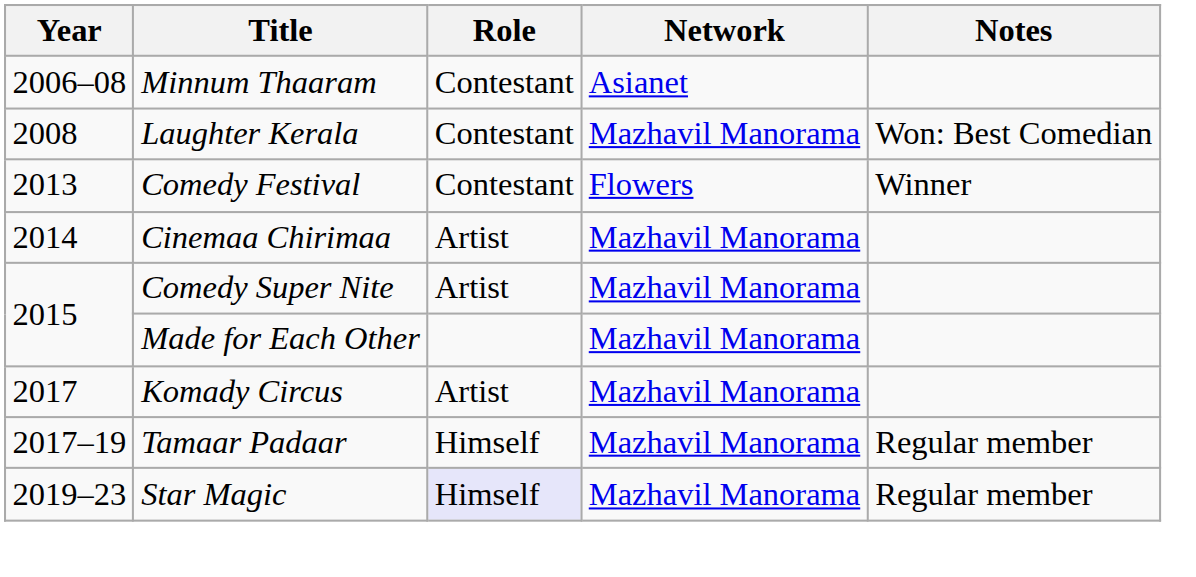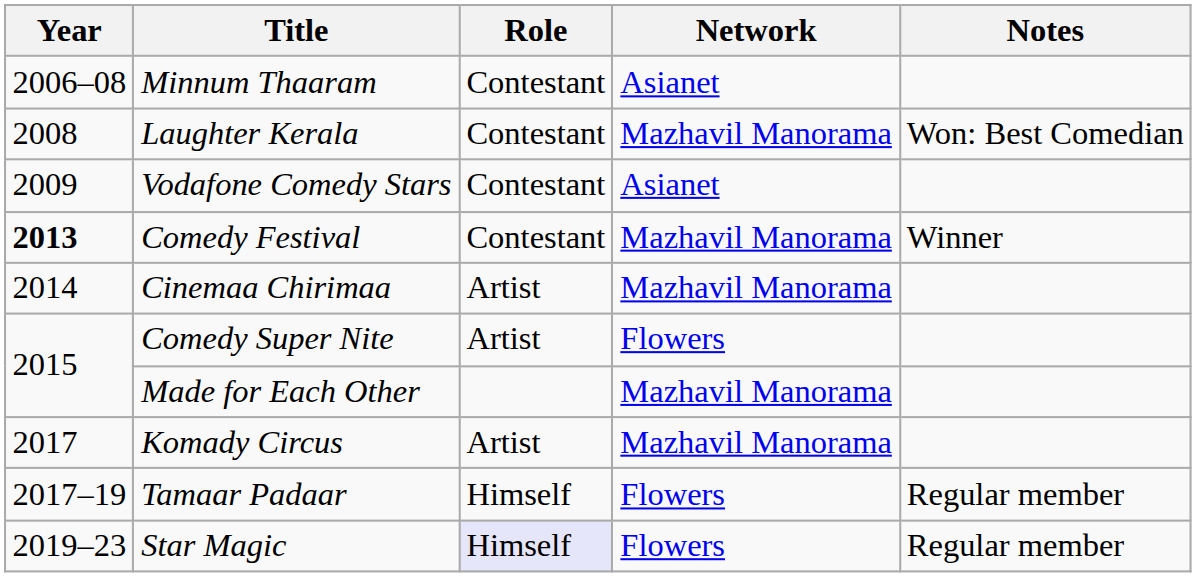+ row: (296, 184)
(45, 184) normal -> (45, 236) bold
(641, 184) Flowers -> (756, 236) Mazhavil Manorama
(725, 287) Mazhavil Manorama -> (673, 339) Flowers
(725, 442) Mazhavil Manorama -> (673, 493) Flowers
(725, 493) Mazhavil Manorama -> (673, 545) Flowers
